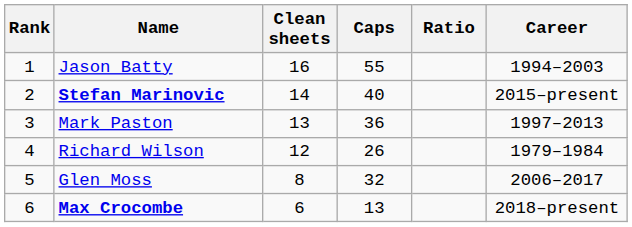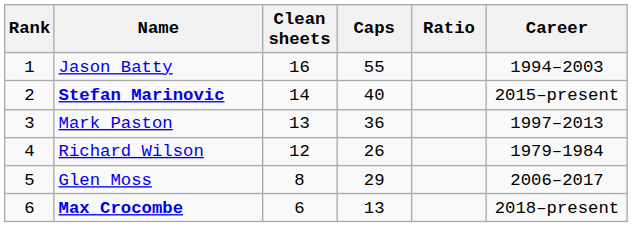(374, 180) 32 -> (374, 180) 29
